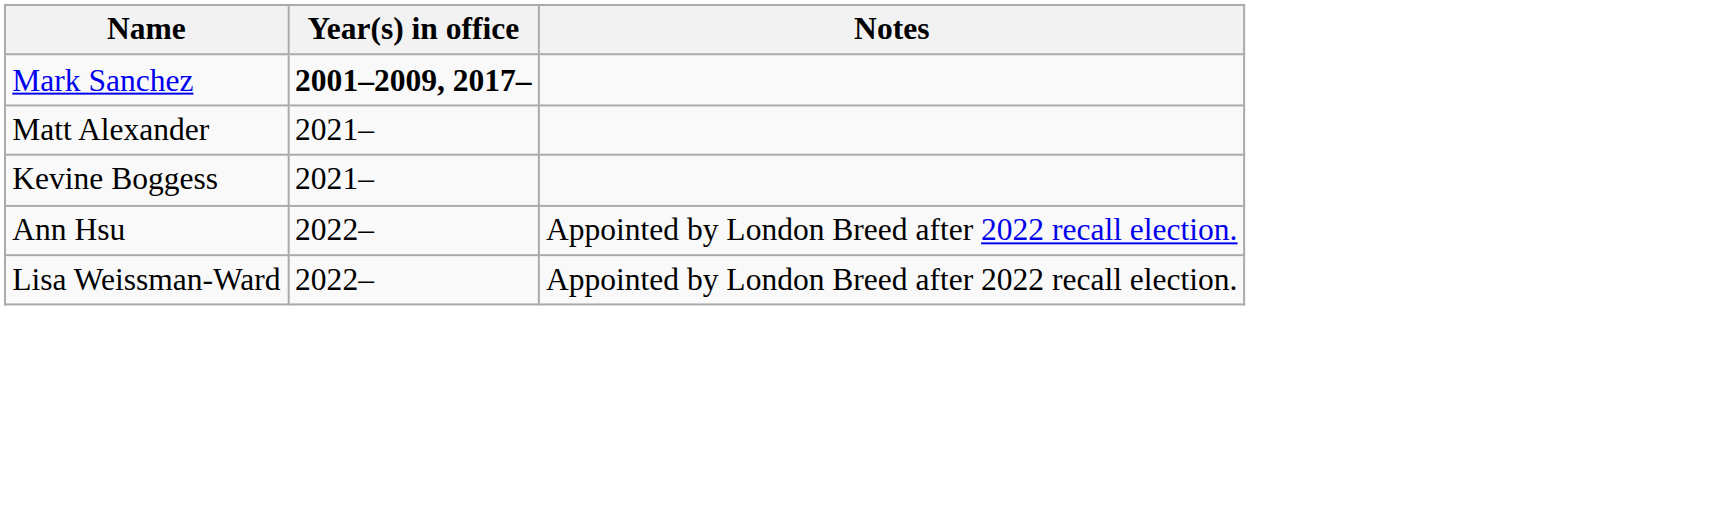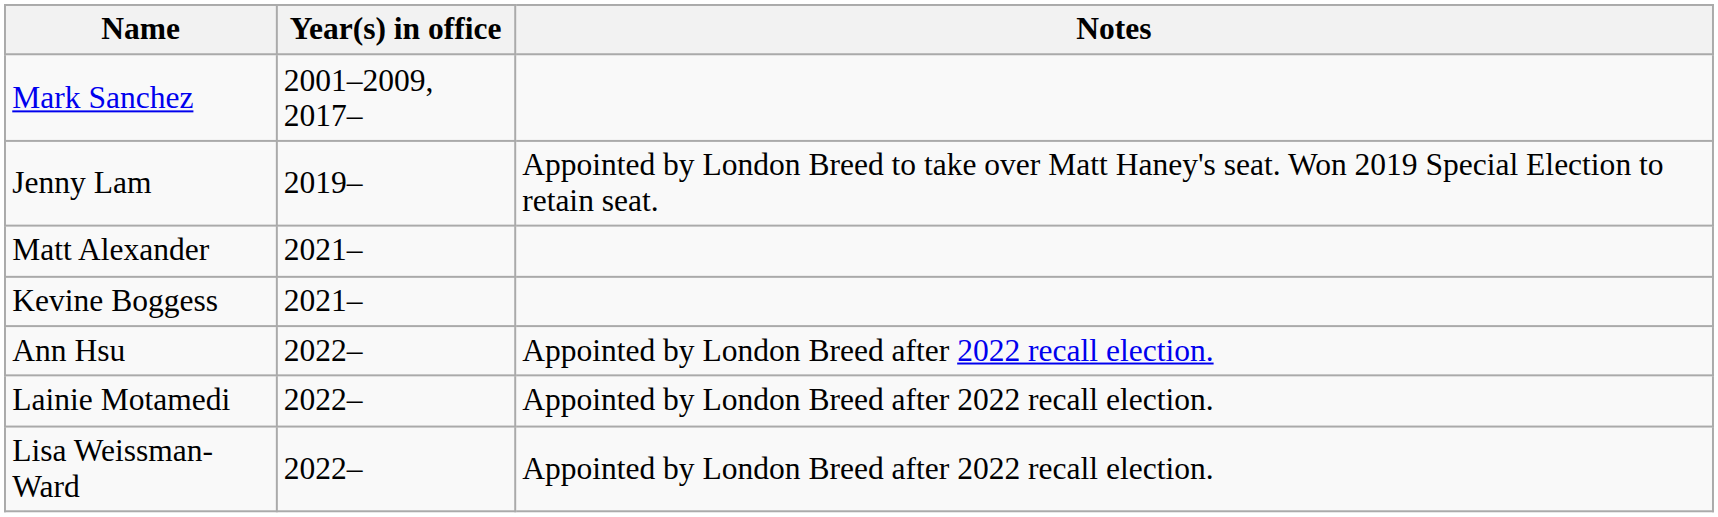(413, 79) bold -> (359, 97) normal
+ row: (82, 182)
+ row: (121, 400)
